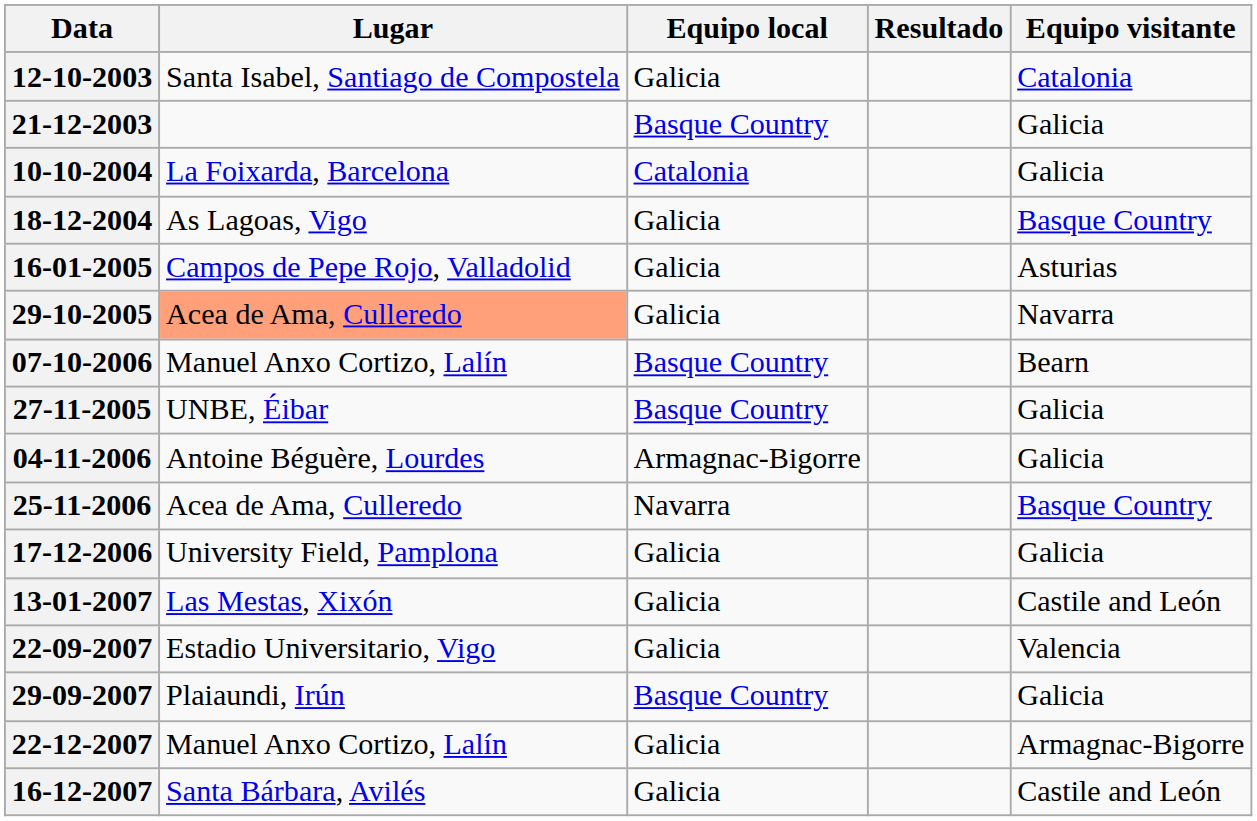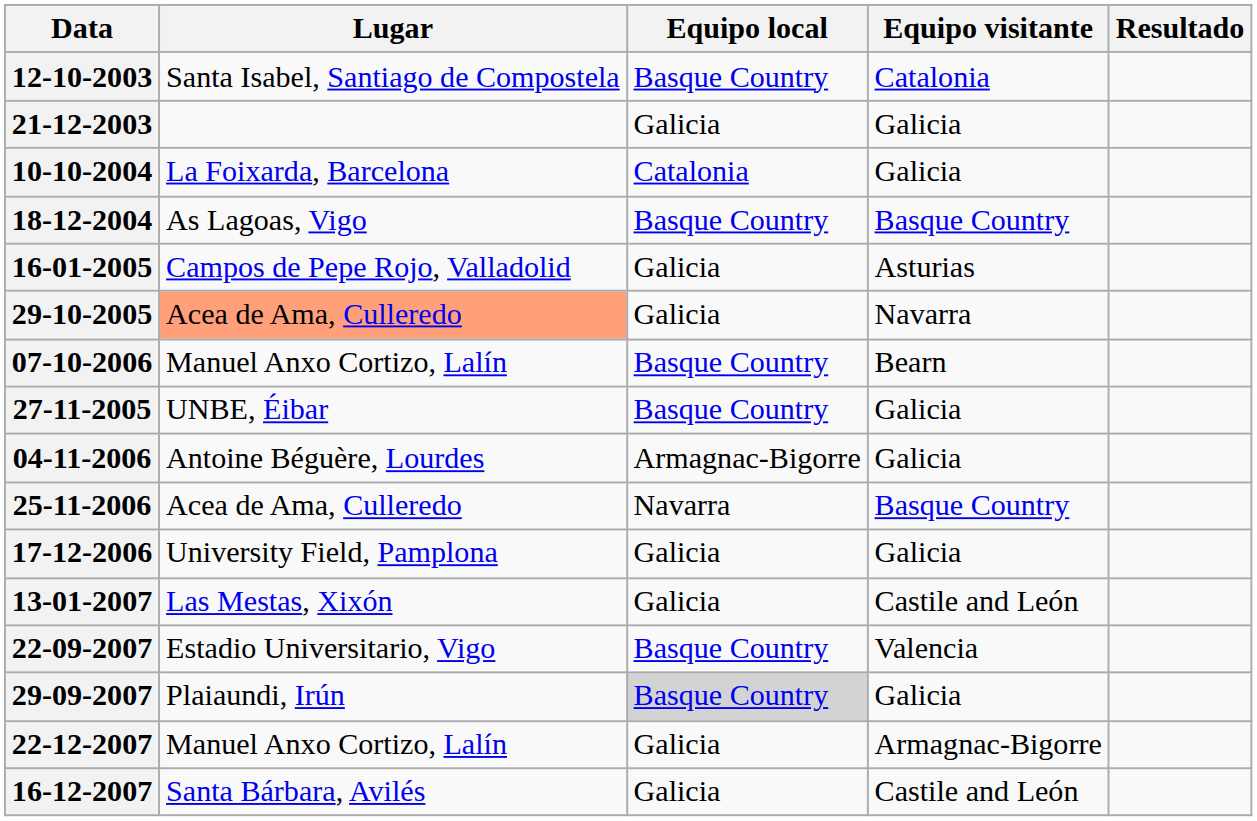columns swapped: (1131, 28) <-> (939, 28)
(677, 76) Galicia -> (731, 76) Basque Country
(731, 123) Basque Country -> (677, 123) Galicia
(677, 219) Galicia -> (731, 219) Basque Country
(677, 648) Galicia -> (731, 648) Basque Country
(731, 696) no background -> (731, 696) lightgrey background
